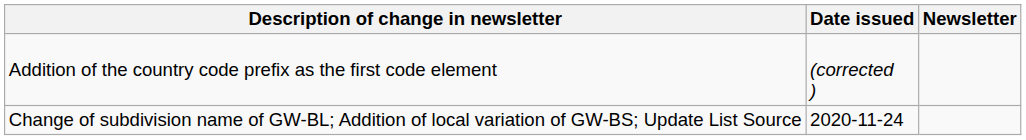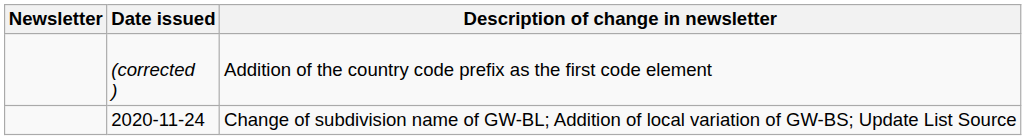columns swapped: (970, 19) <-> (405, 19)
